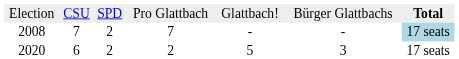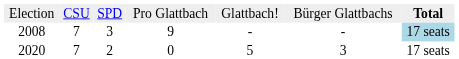(110, 32) 2 -> (110, 32) 3
(171, 32) 7 -> (171, 32) 9
(77, 50) 6 -> (77, 50) 7
(171, 50) 2 -> (171, 50) 0
